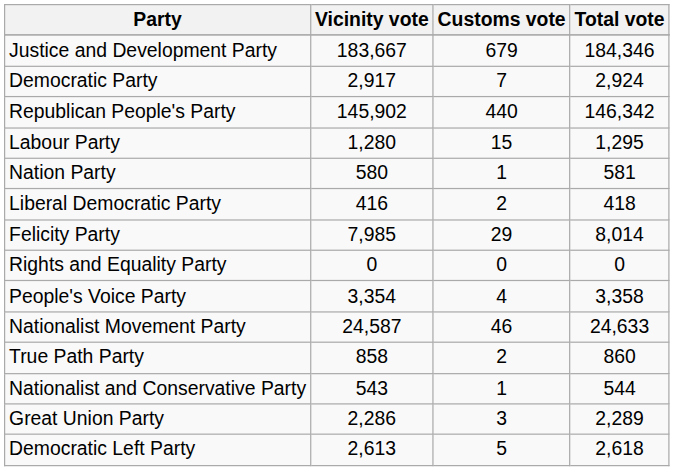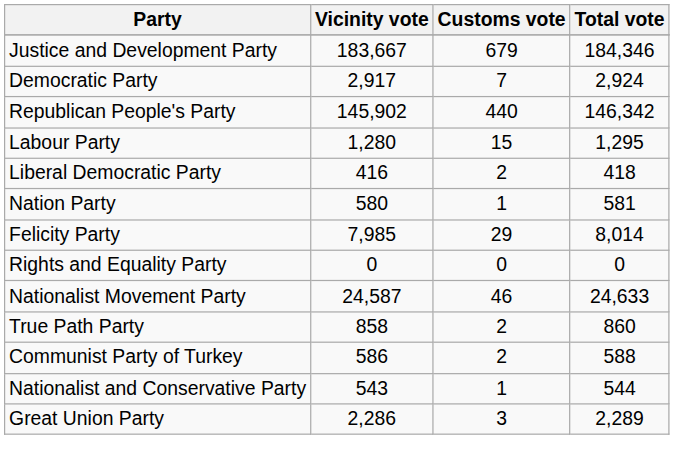rows swapped: (62, 173) <-> (115, 204)
- row: (98, 296)
+ row: (126, 357)
- row: (102, 449)
